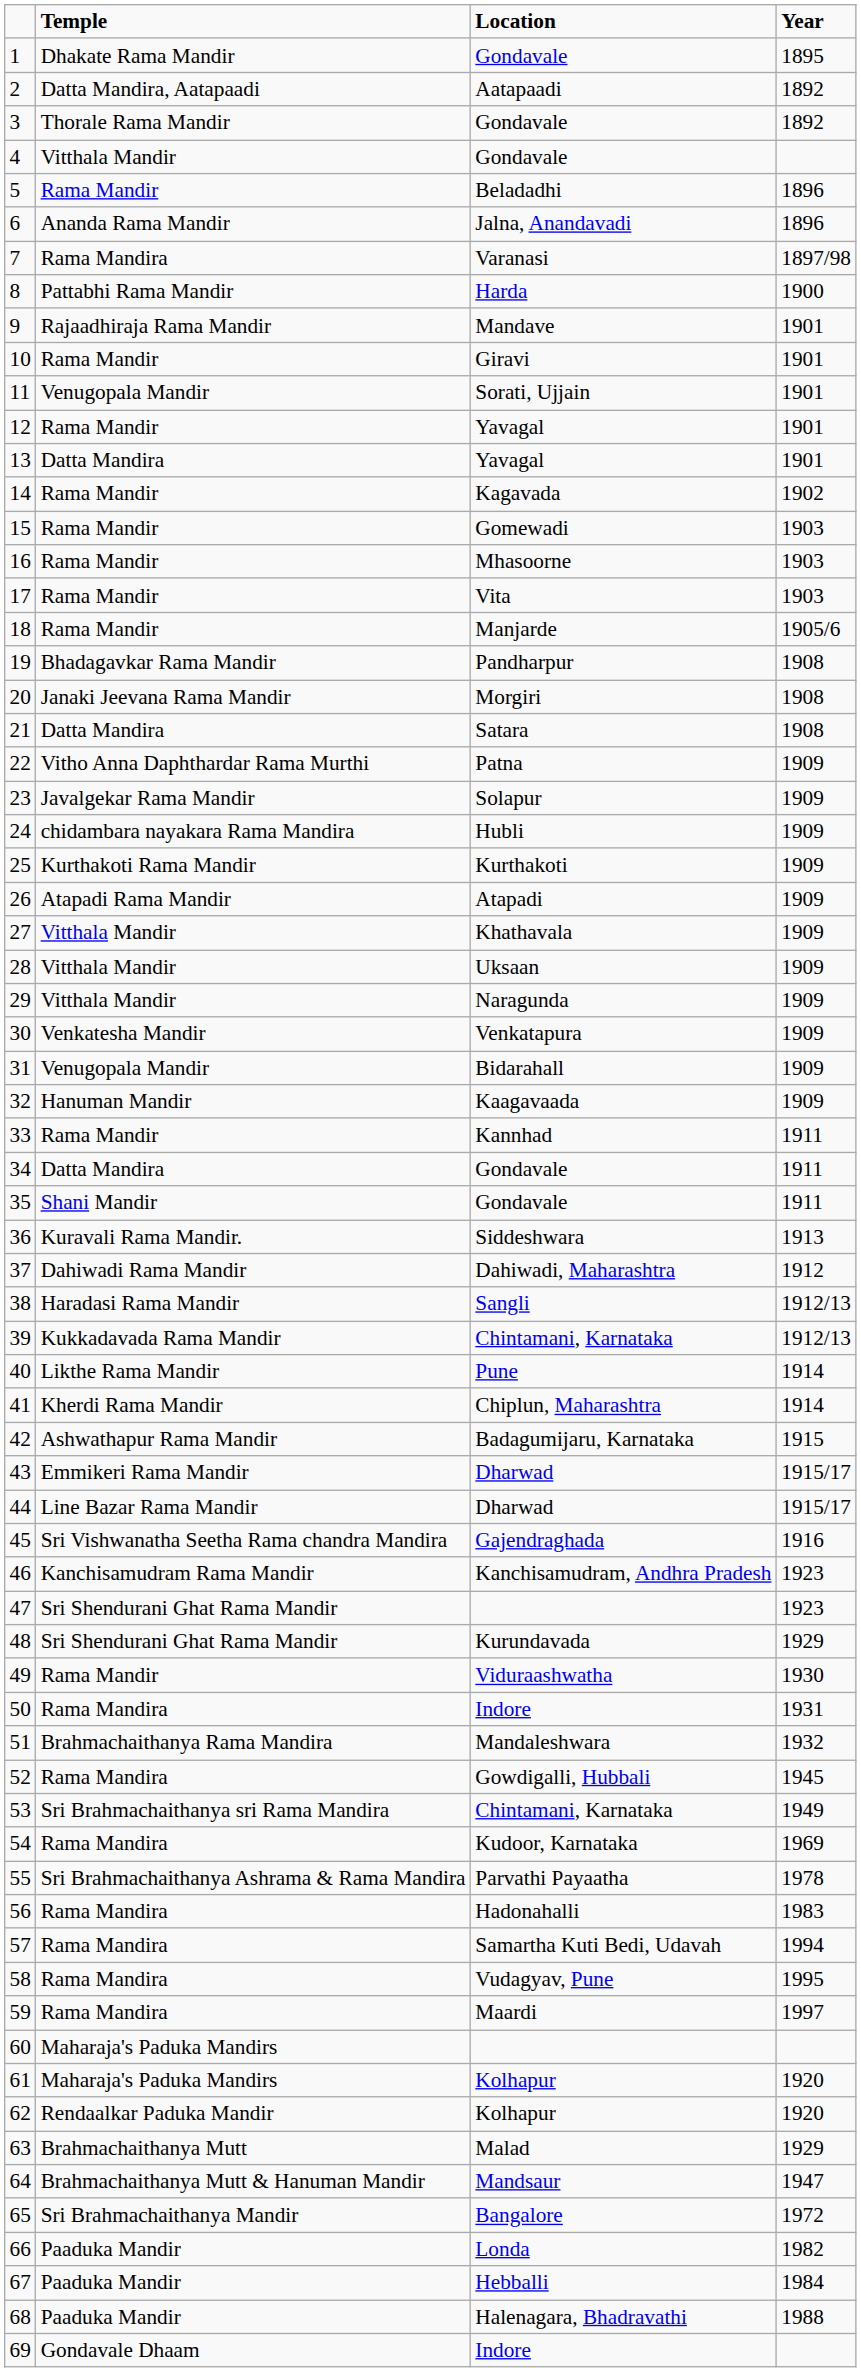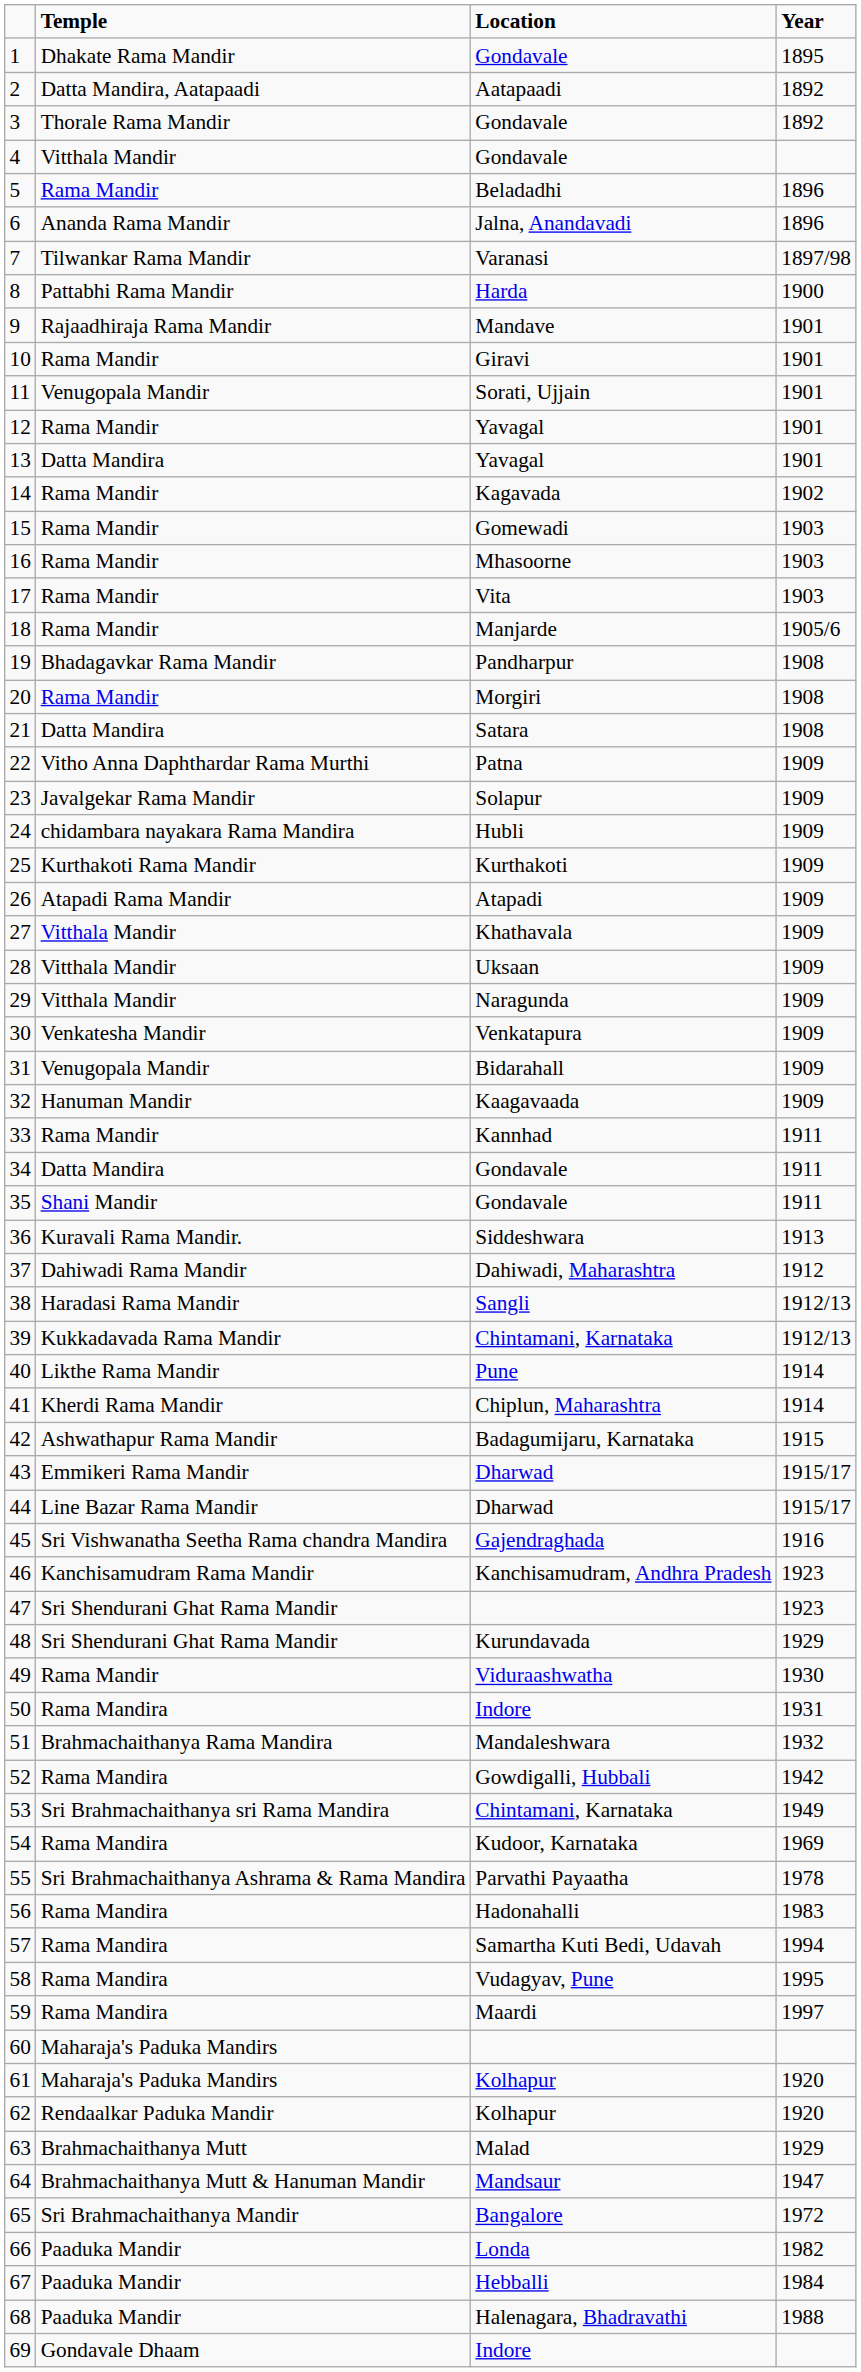(104, 257) Rama Mandira -> (145, 257) Tilwankar Rama Mandir
(166, 696) Janaki Jeevana Rama Mandir -> (99, 696) Rama Mandir
(803, 1776) 1945 -> (803, 1776) 1942
